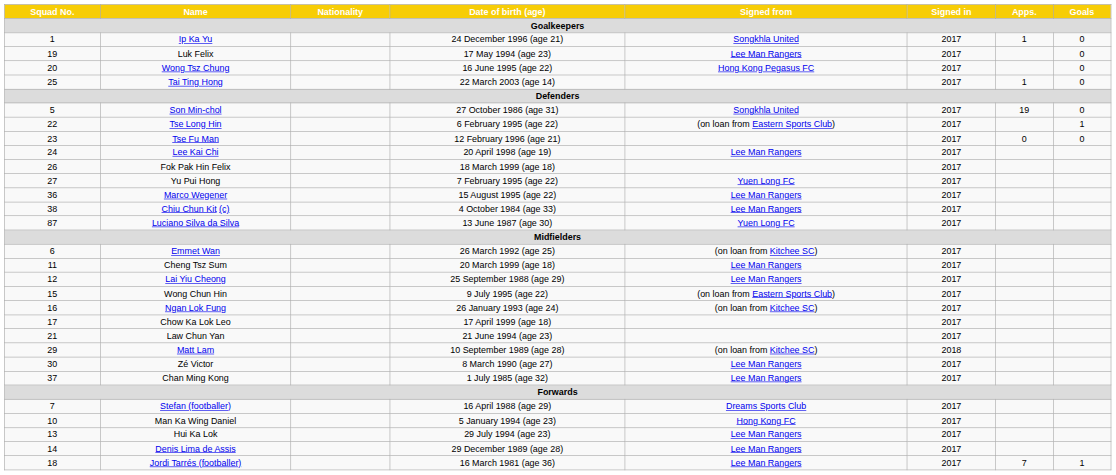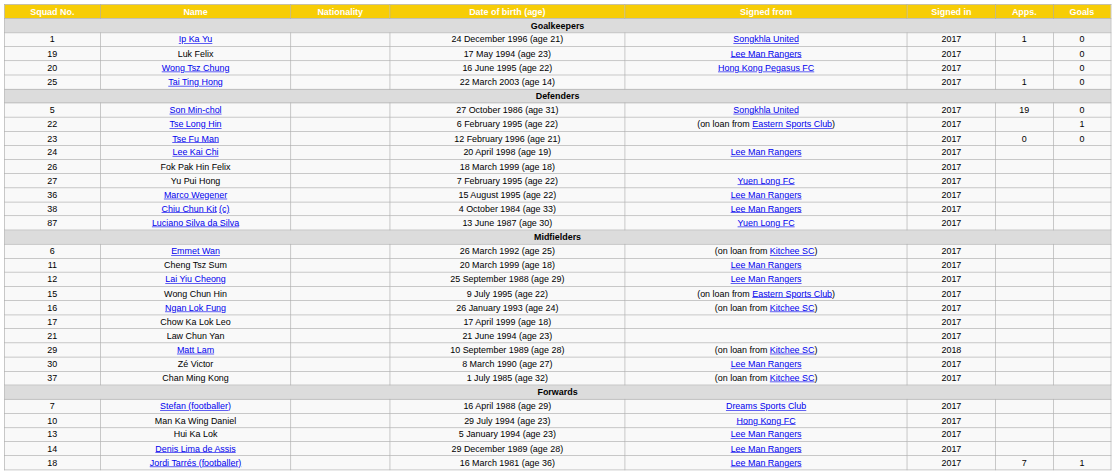(766, 378) Lee Man Rangers -> (766, 378) (on loan from Kitchee SC)
(507, 421) 5 January 1994 (age 23) -> (507, 421) 29 July 1994 (age 23)
(507, 435) 29 July 1994 (age 23) -> (507, 435) 5 January 1994 (age 23)
